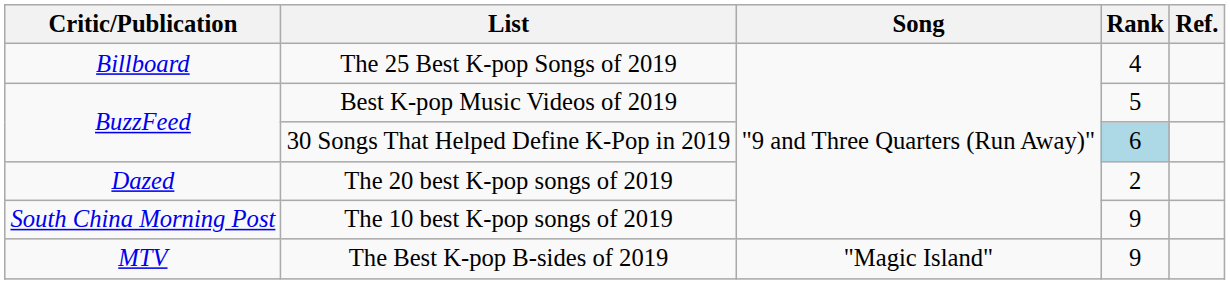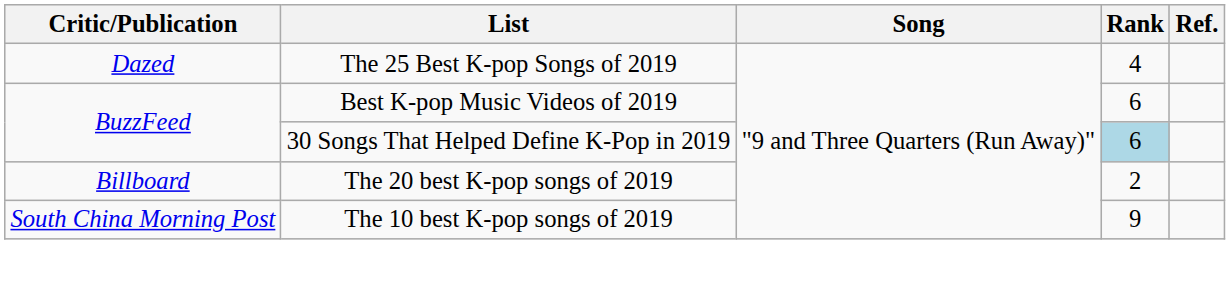(143, 63) Billboard -> (143, 63) Dazed
(1135, 102) 5 -> (1135, 102) 6
(143, 180) Dazed -> (143, 180) Billboard
- row: (509, 258)
